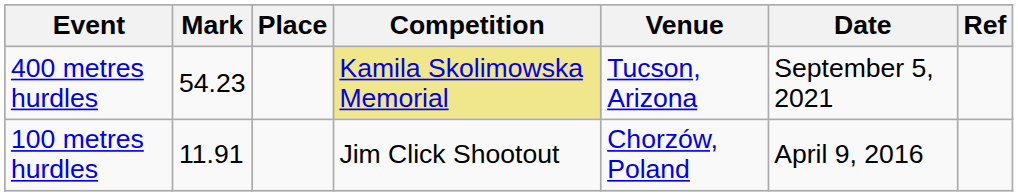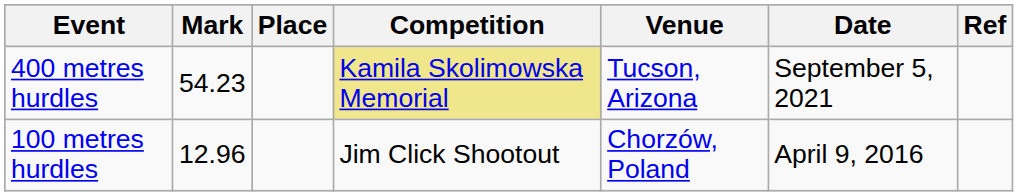(211, 154) 11.91 -> (212, 154) 12.96
